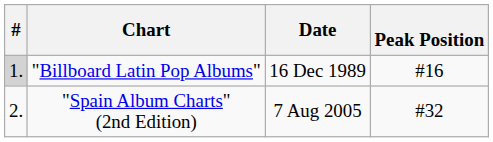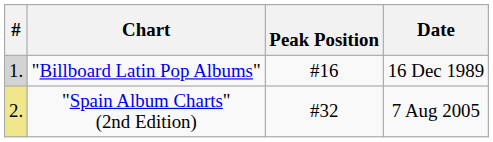columns swapped: (429, 40) <-> (318, 30)
(16, 111) no background -> (16, 111) khaki background
